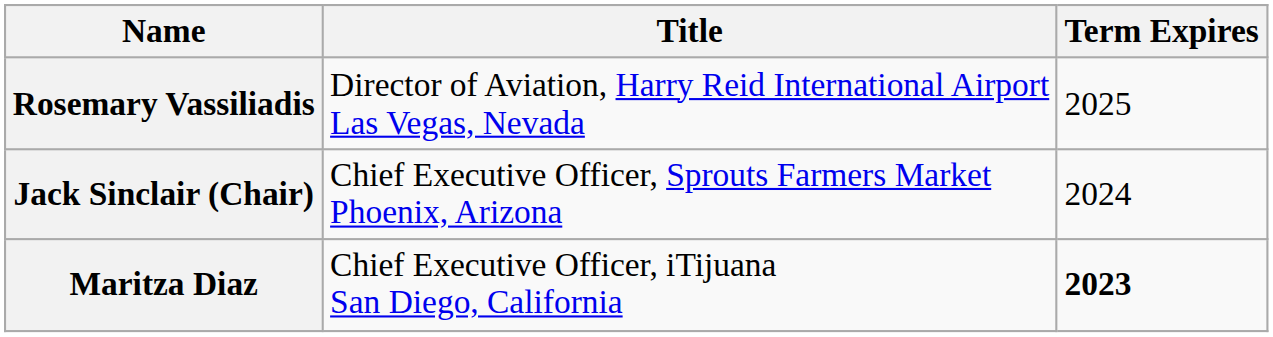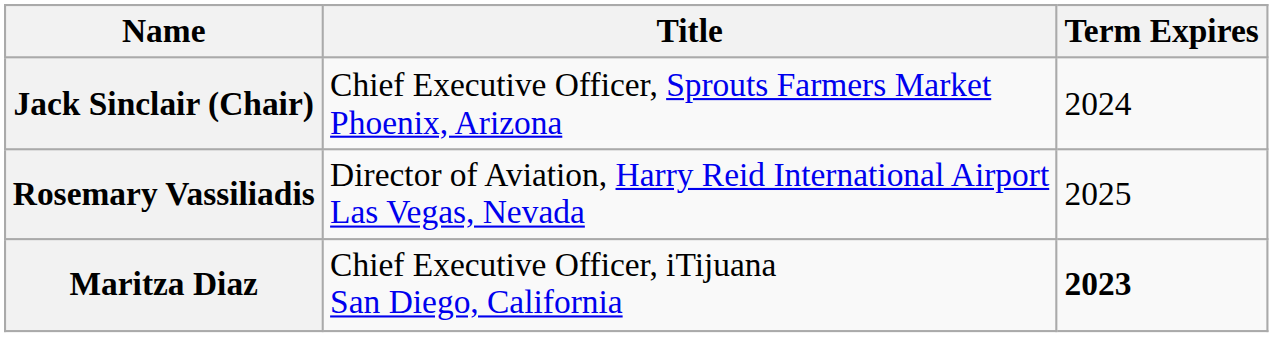rows swapped: (164, 193) <-> (164, 102)
